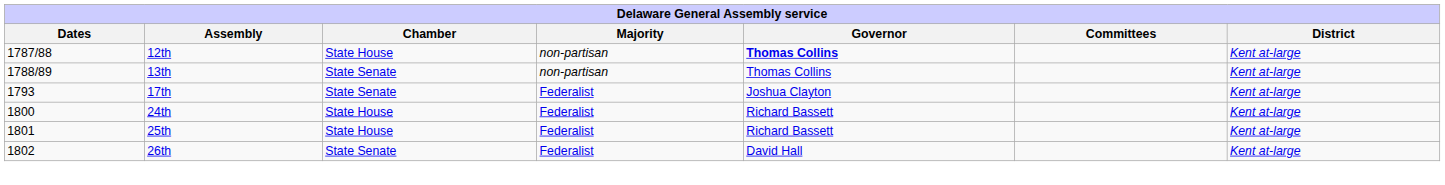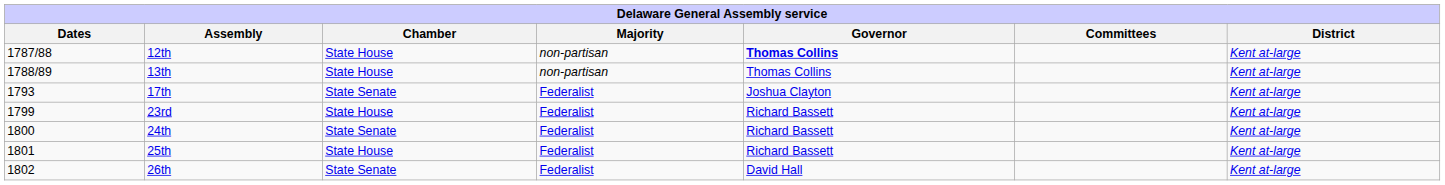(361, 72) State Senate -> (359, 72) State House
+ row: (160, 111)
(359, 111) State House -> (361, 131) State Senate
